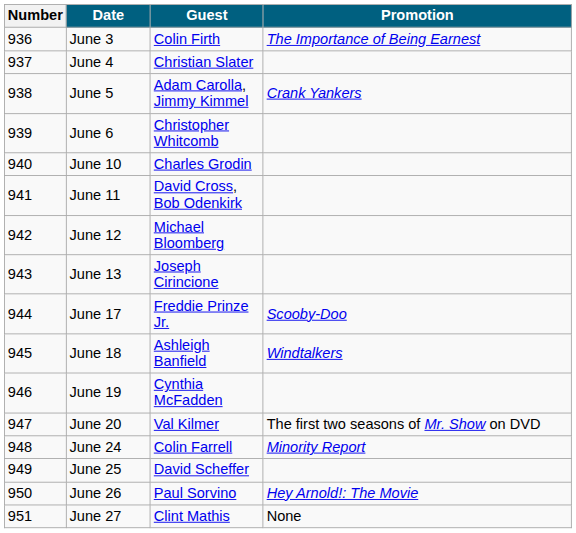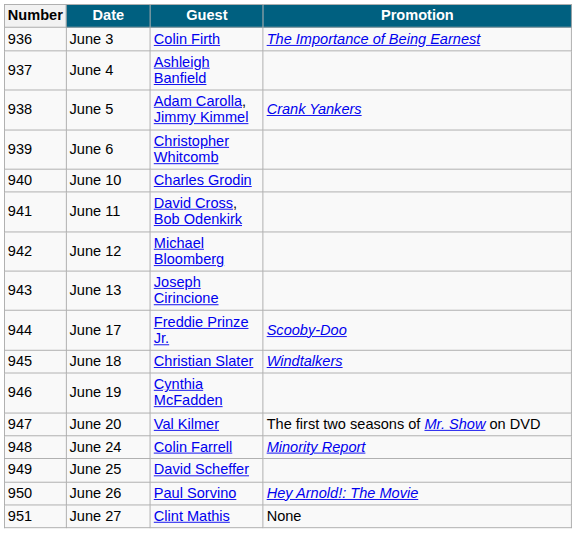(204, 62) Christian Slater -> (182, 70) Ashleigh Banfield
(182, 353) Ashleigh Banfield -> (204, 361) Christian Slater
